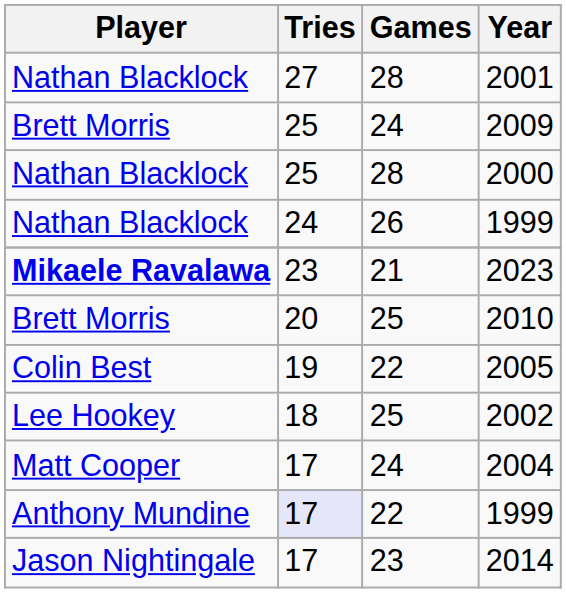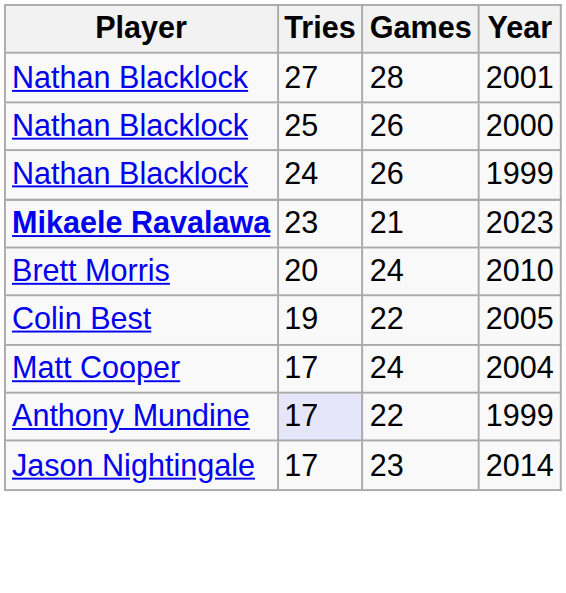- row: (91, 125)
(387, 174) 28 -> (387, 125) 26
(387, 319) 25 -> (387, 271) 24
- row: (94, 416)
